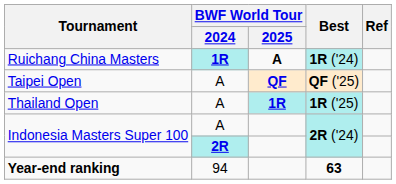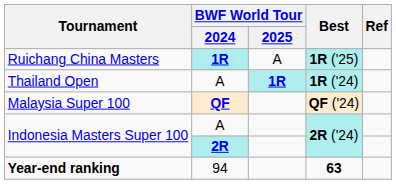(277, 59) bold -> (277, 59) normal
(334, 59) 1R ('24) -> (334, 59) 1R ('25)
- row: (45, 81)
(334, 103) 1R ('25) -> (334, 81) 1R ('24)
+ row: (69, 103)
